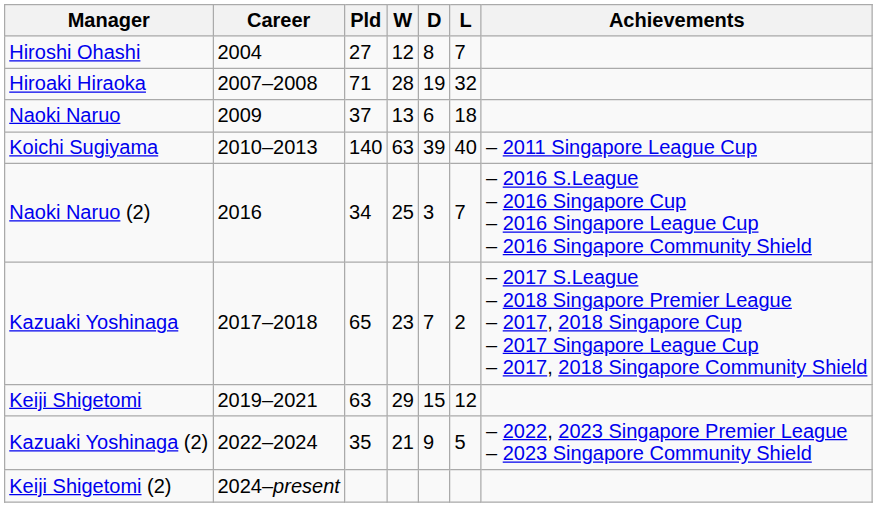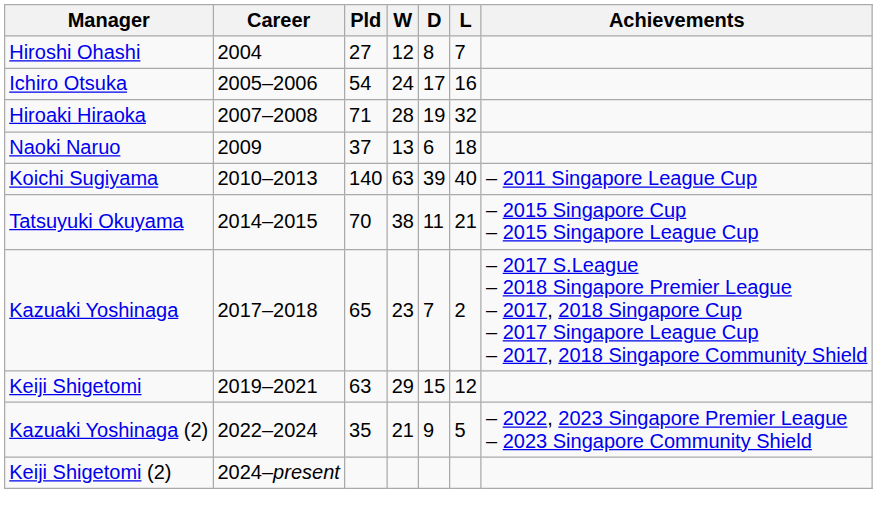+ row: (68, 83)
+ row: (96, 221)
- row: (80, 212)
